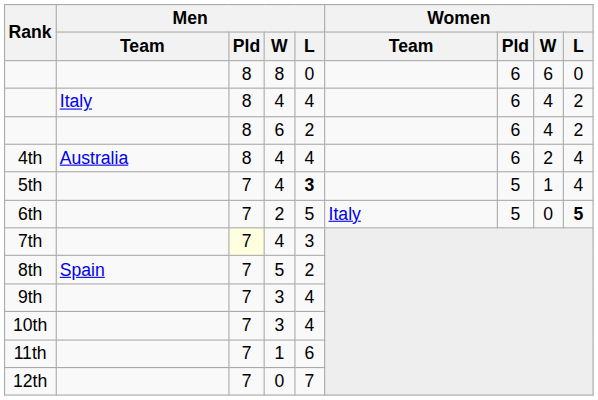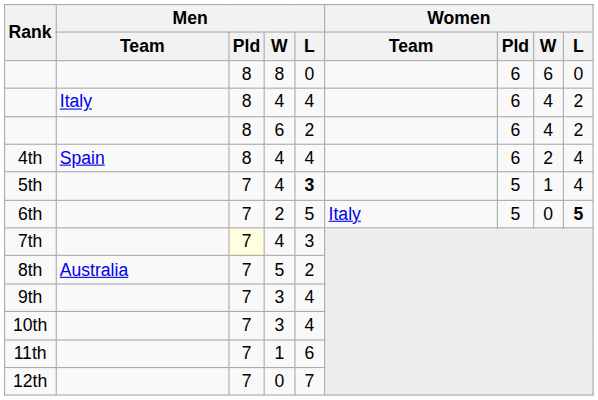(94, 158) Australia -> (82, 158) Spain
(82, 269) Spain -> (94, 269) Australia
